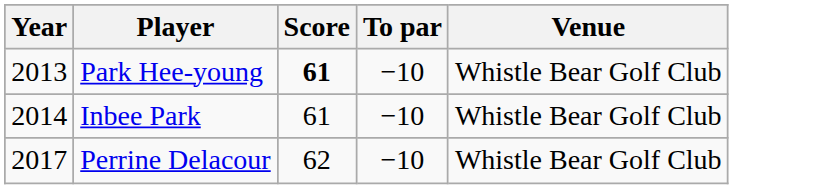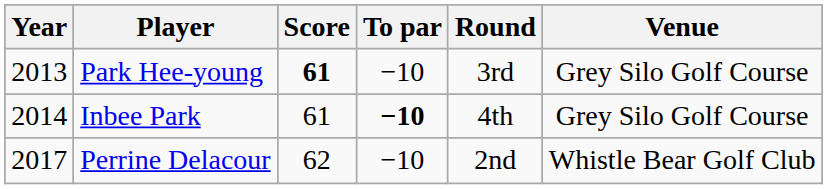+ column: (495, 26)
(588, 71) Whistle Bear Golf Club -> (682, 71) Grey Silo Golf Course
(402, 115) normal -> (402, 115) bold
(588, 115) Whistle Bear Golf Club -> (682, 115) Grey Silo Golf Course
